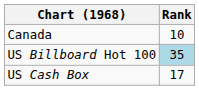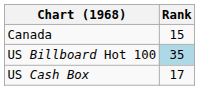(177, 35) 10 -> (177, 35) 15
